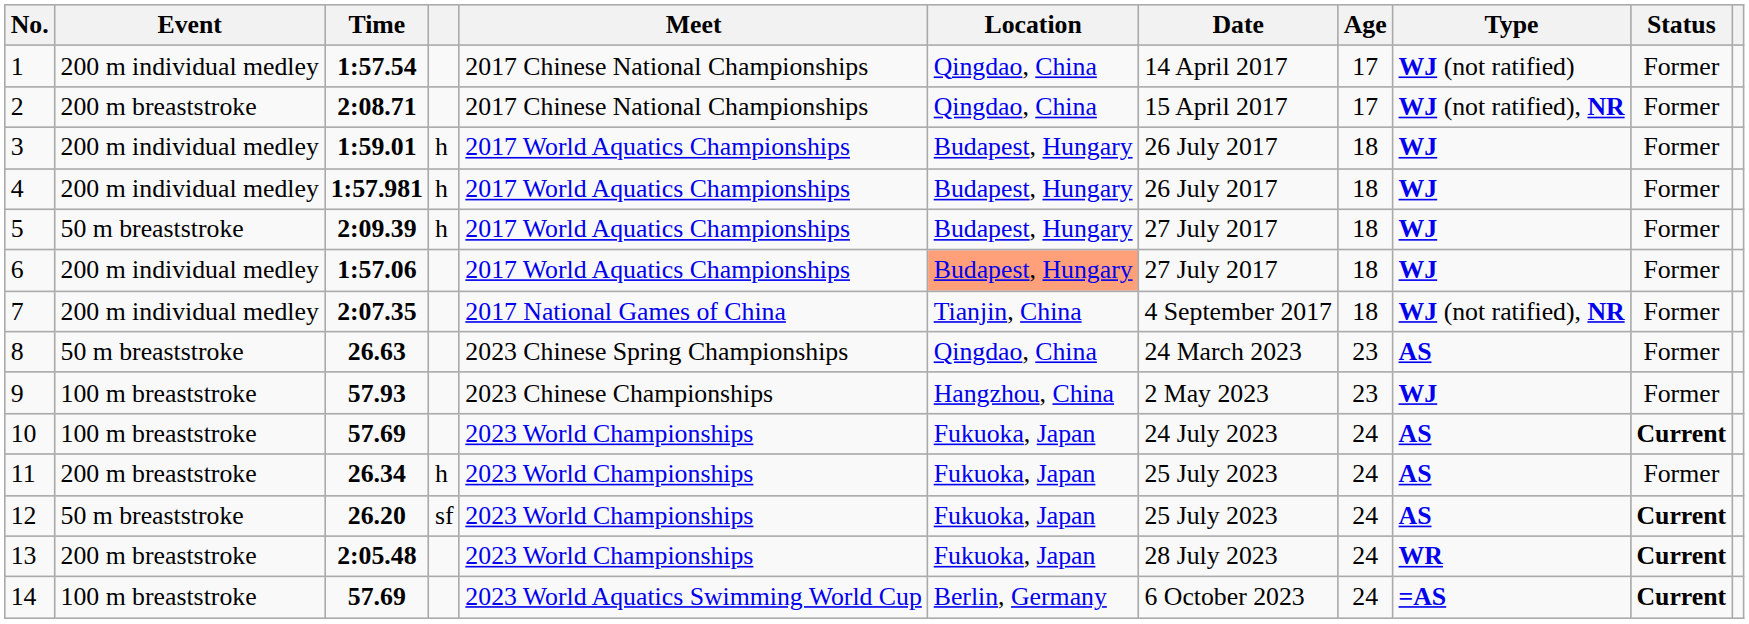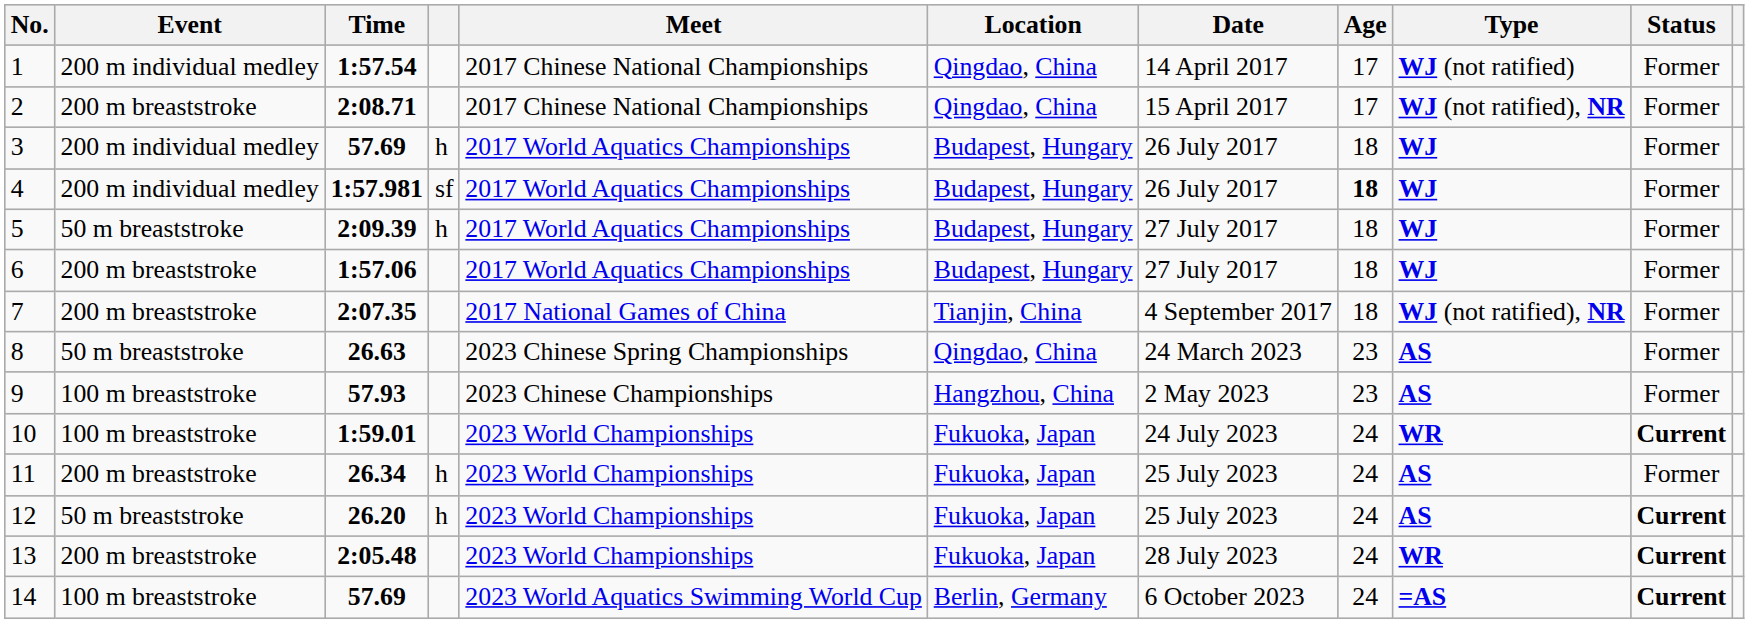(377, 147) 1:59.01 -> (377, 147) 57.69
(441, 188) h -> (444, 188) sf
(1365, 188) normal -> (1365, 188) bold
(190, 270) 200 m individual medley -> (159, 270) 200 m breaststroke
(1033, 270) lightsalmon background -> (1033, 270) no background
(190, 310) 200 m individual medley -> (159, 310) 200 m breaststroke
(1418, 392) WJ -> (1415, 392) AS
(377, 433) 57.69 -> (377, 433) 1:59.01
(1415, 433) AS -> (1421, 433) WR
(444, 515) sf -> (441, 515) h
